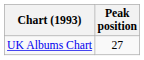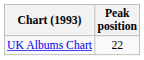(117, 45) 27 -> (117, 45) 22
